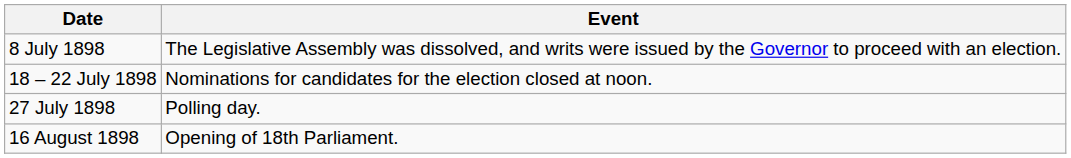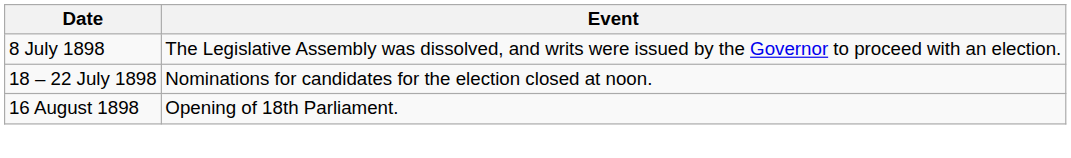- row: (62, 108)
